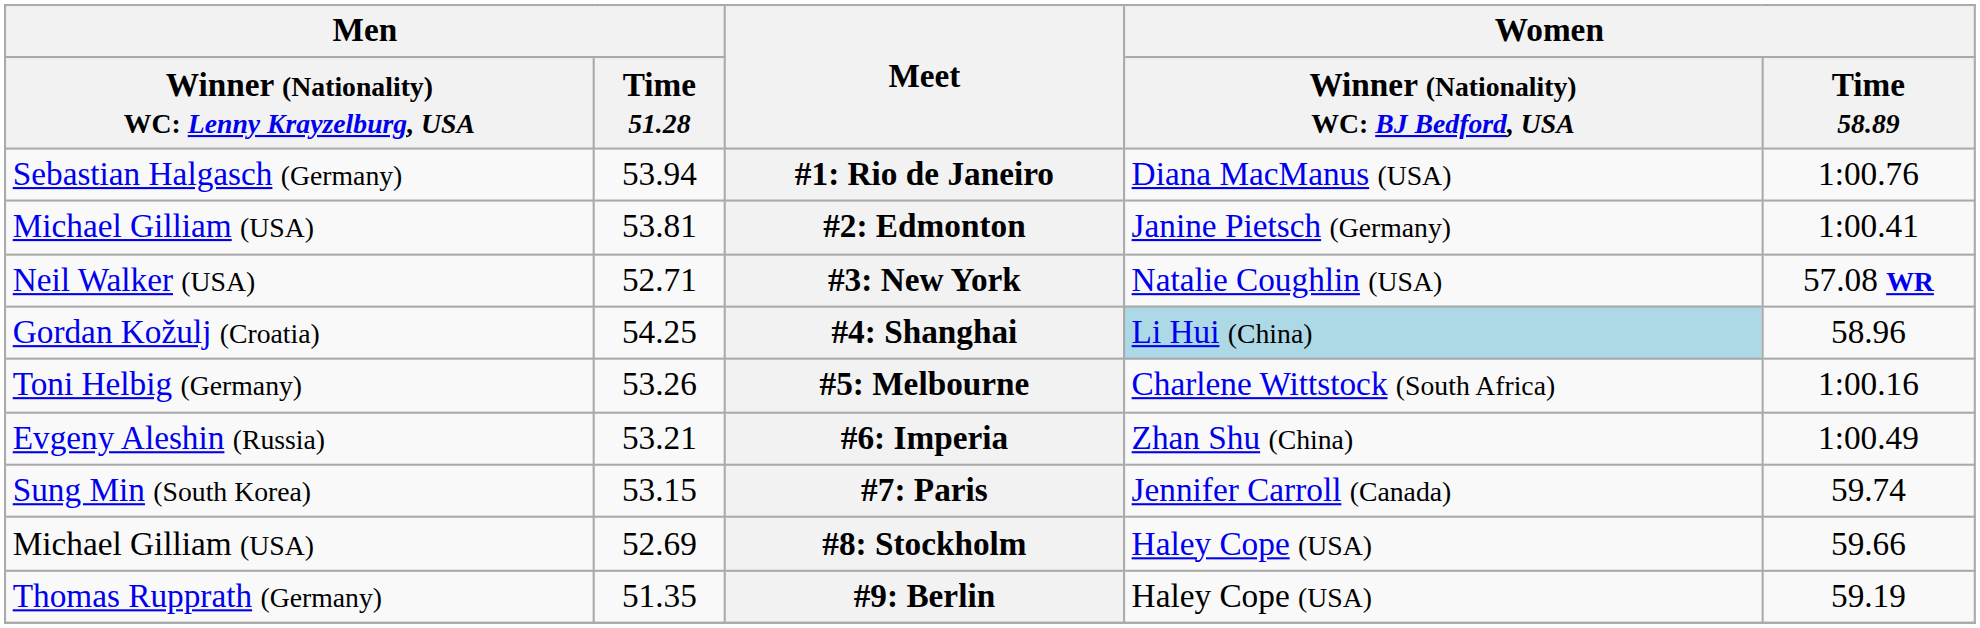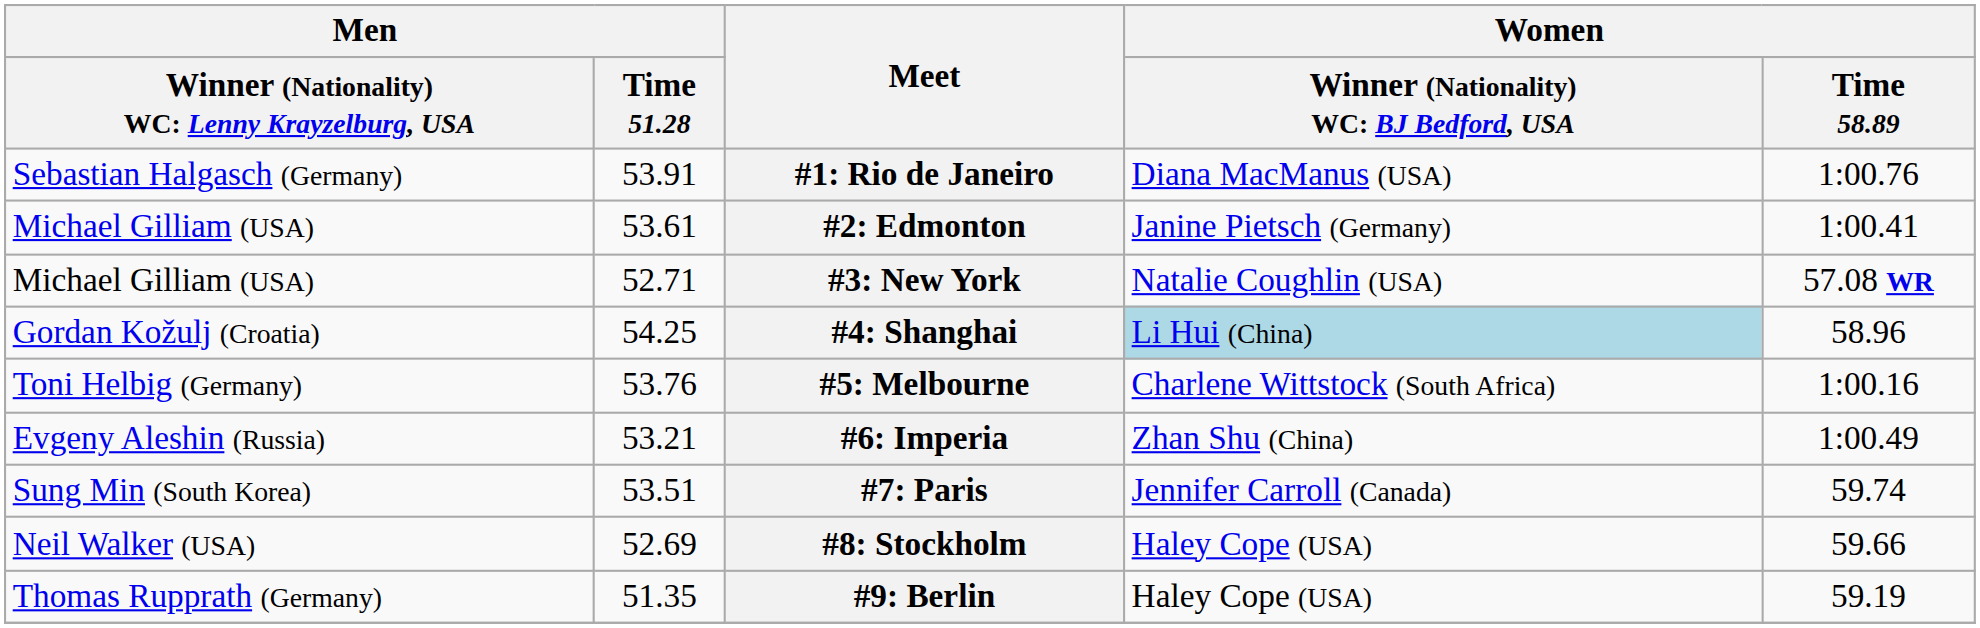(659, 173) 53.94 -> (659, 173) 53.91
(659, 226) 53.81 -> (659, 226) 53.61
(134, 279) Neil Walker (USA) -> (163, 279) Michael Gilliam (USA)
(659, 385) 53.26 -> (659, 385) 53.76
(659, 490) 53.15 -> (659, 490) 53.51
(163, 543) Michael Gilliam (USA) -> (134, 543) Neil Walker (USA)
